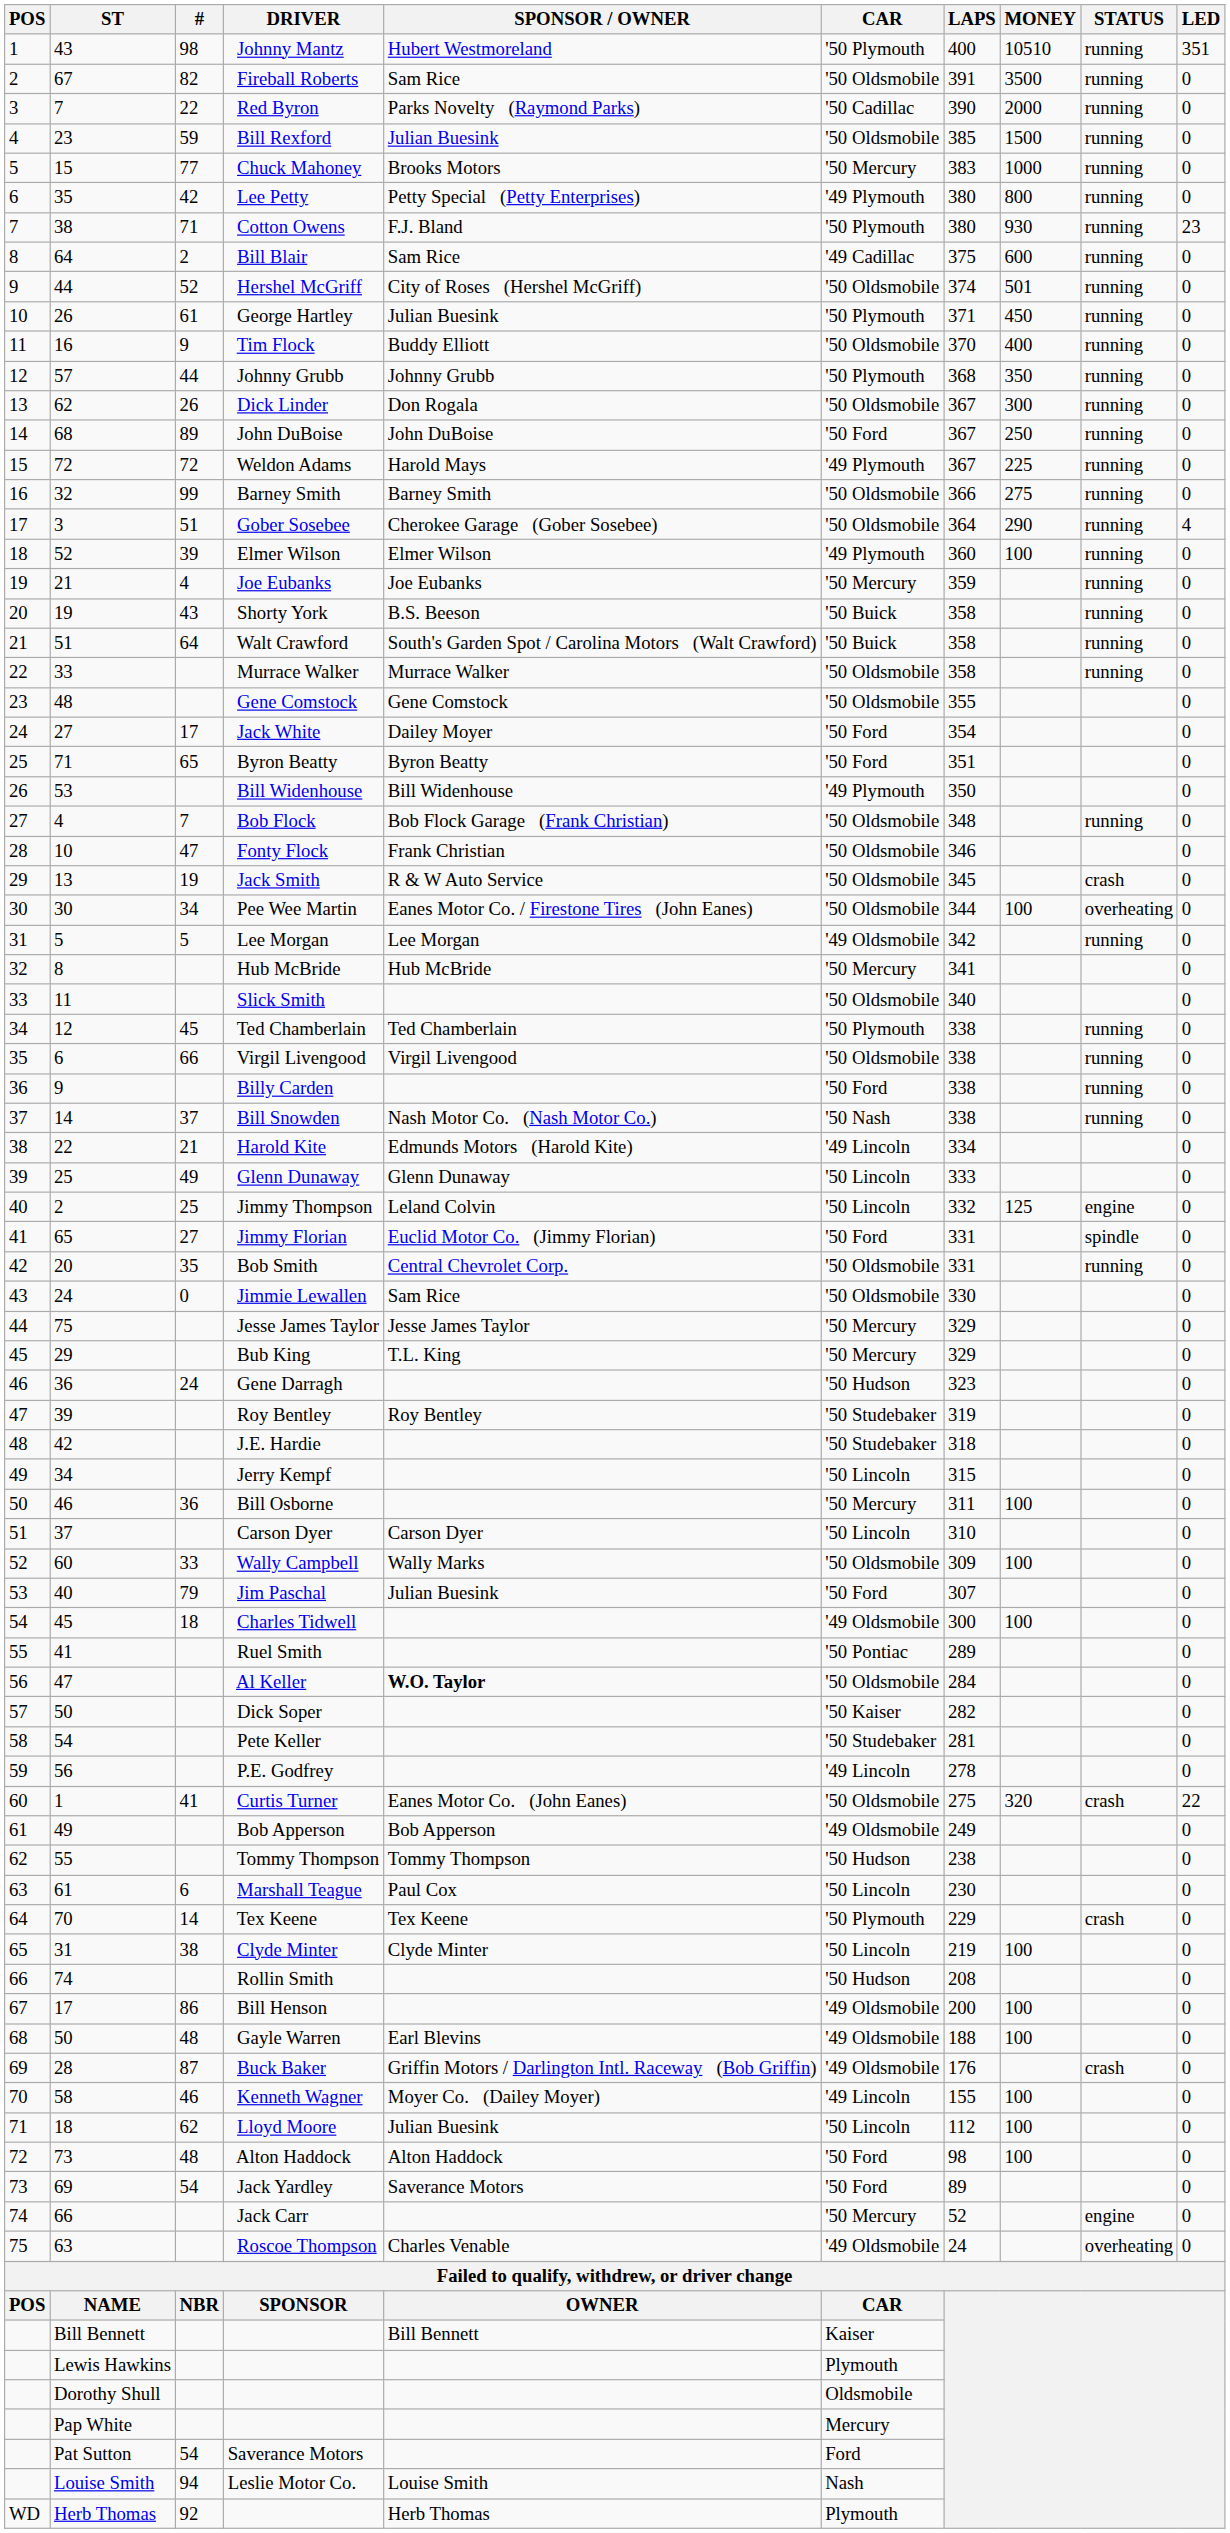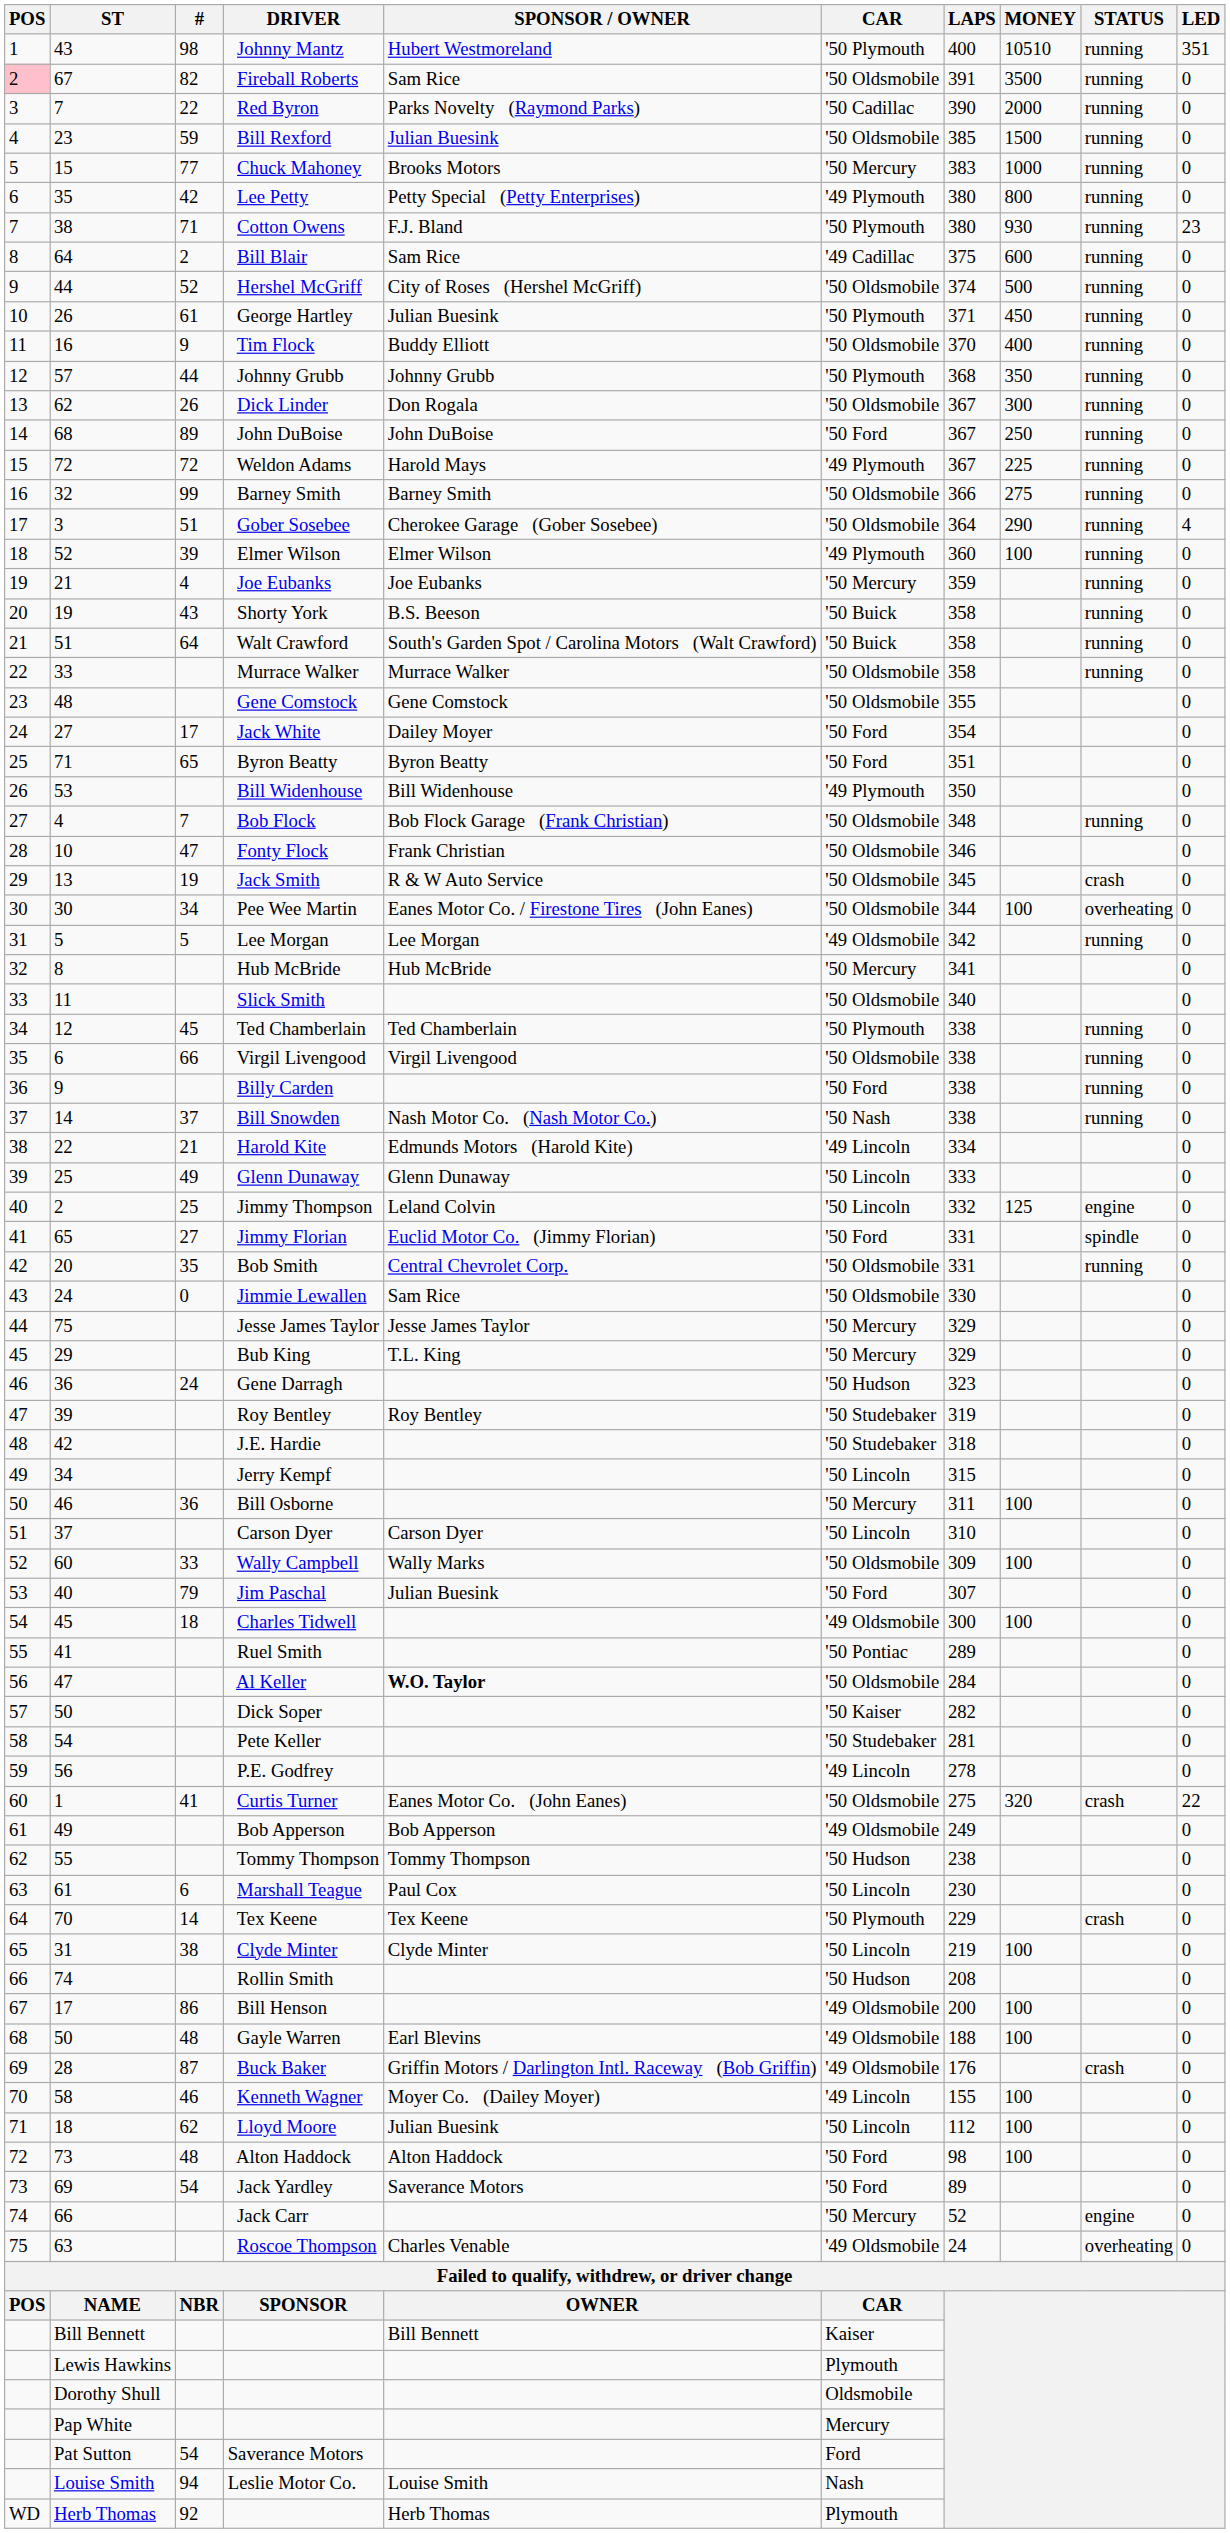(14, 78) no background -> (14, 78) pink background
(1018, 286) 501 -> (1018, 286) 500
